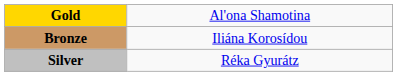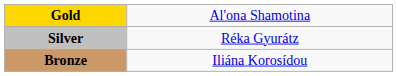rows swapped: (66, 60) <-> (66, 37)
